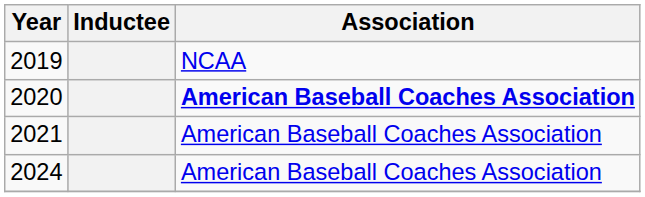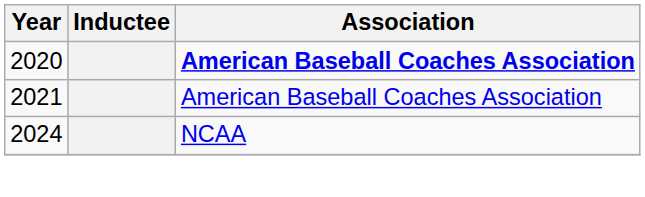- row: (36, 60)
(391, 172) American Baseball Coaches Association -> (214, 135) NCAA
